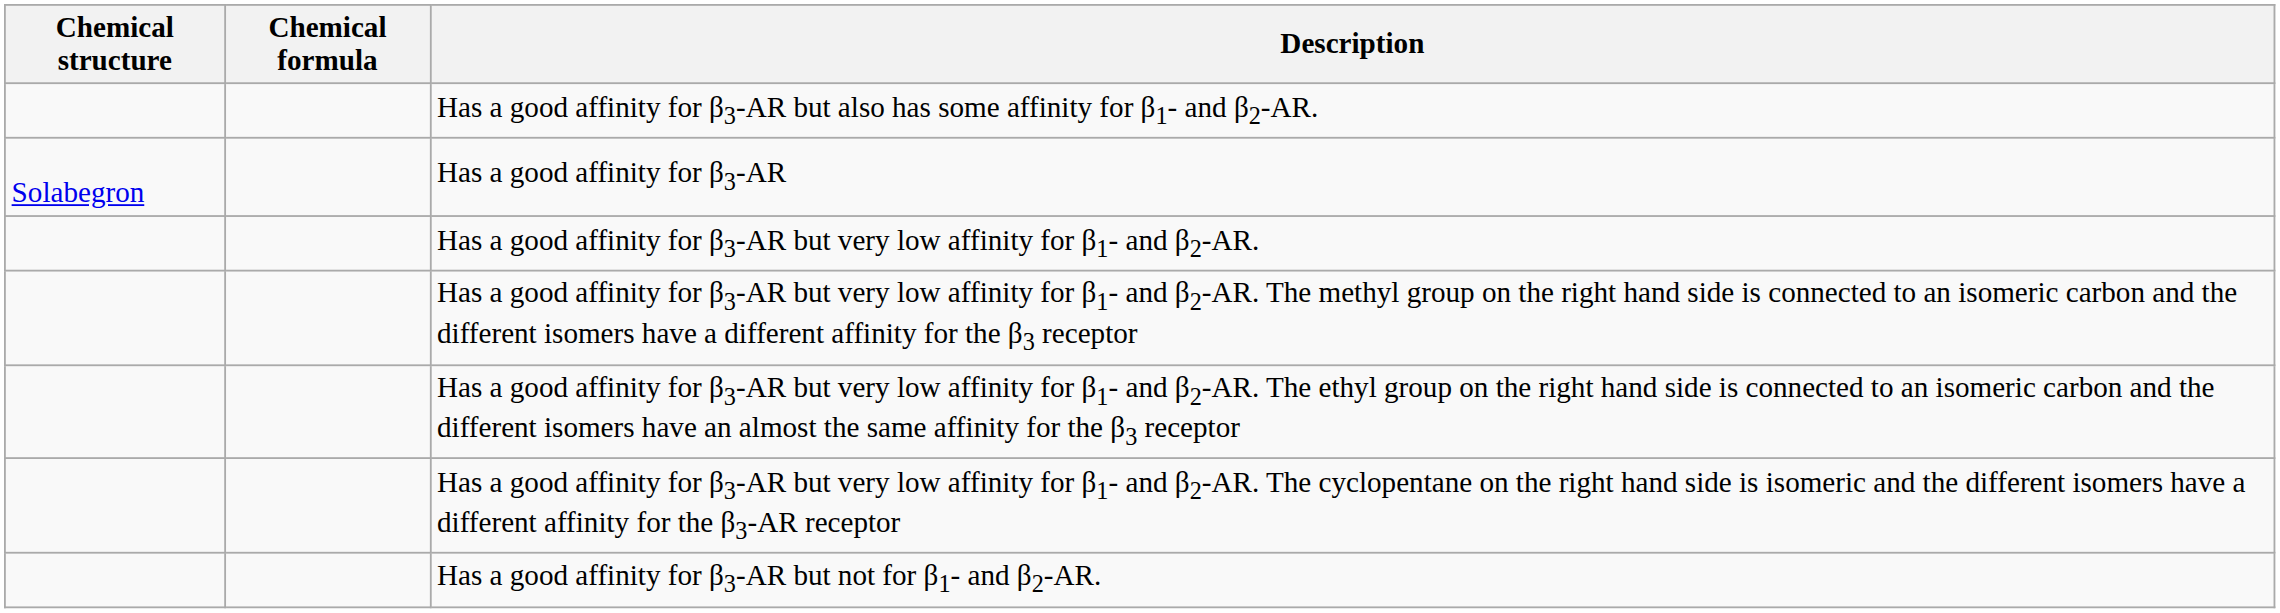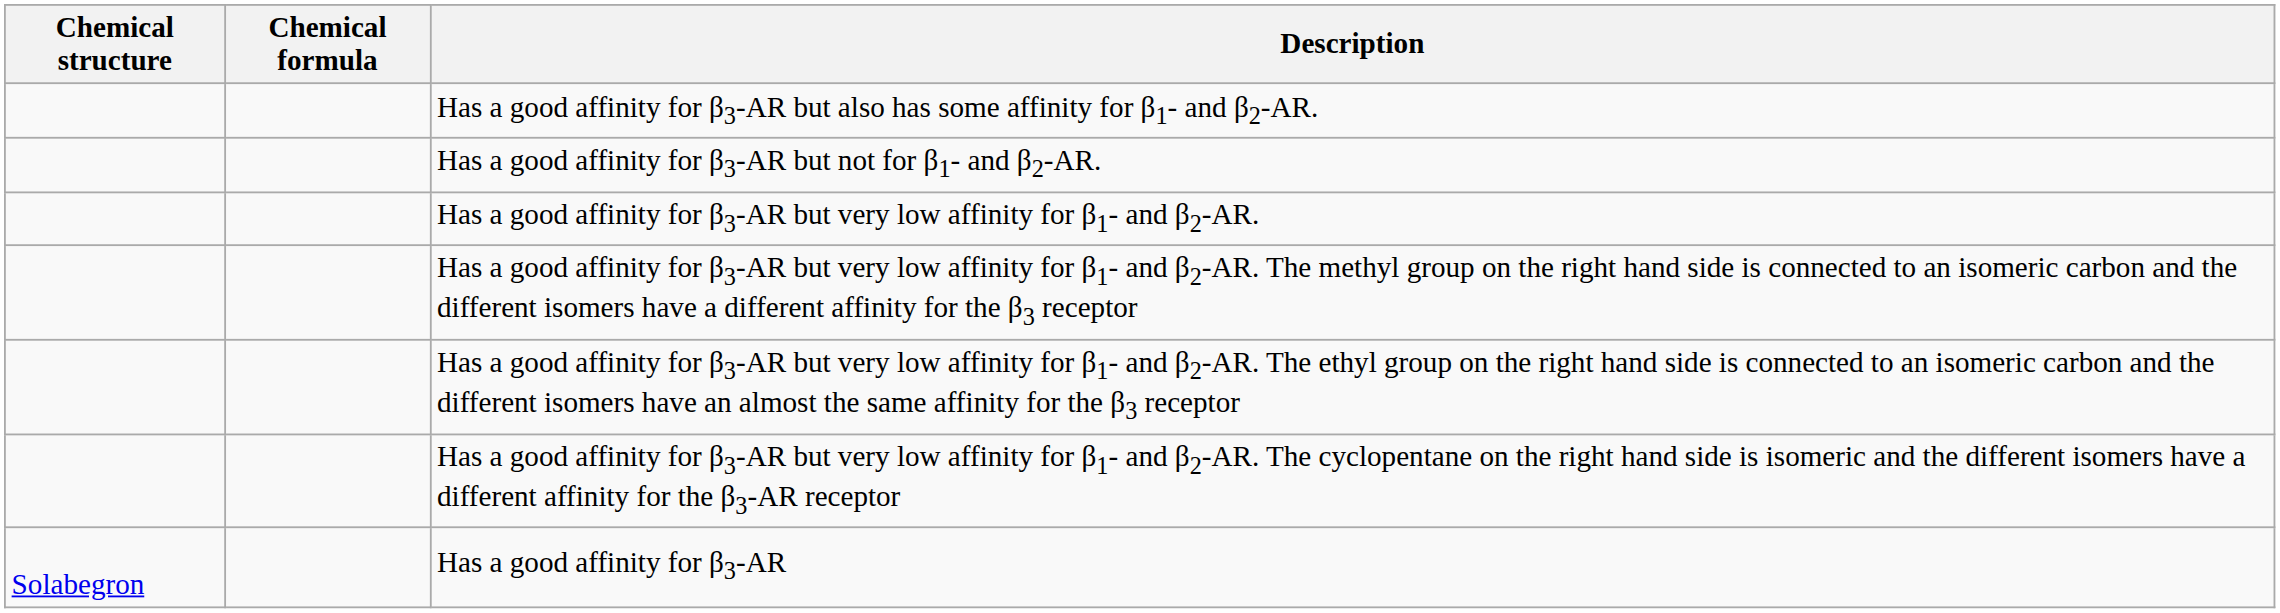rows swapped: (769, 579) <-> (612, 176)
